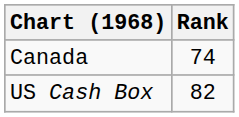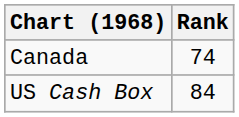(203, 93) 82 -> (203, 93) 84
